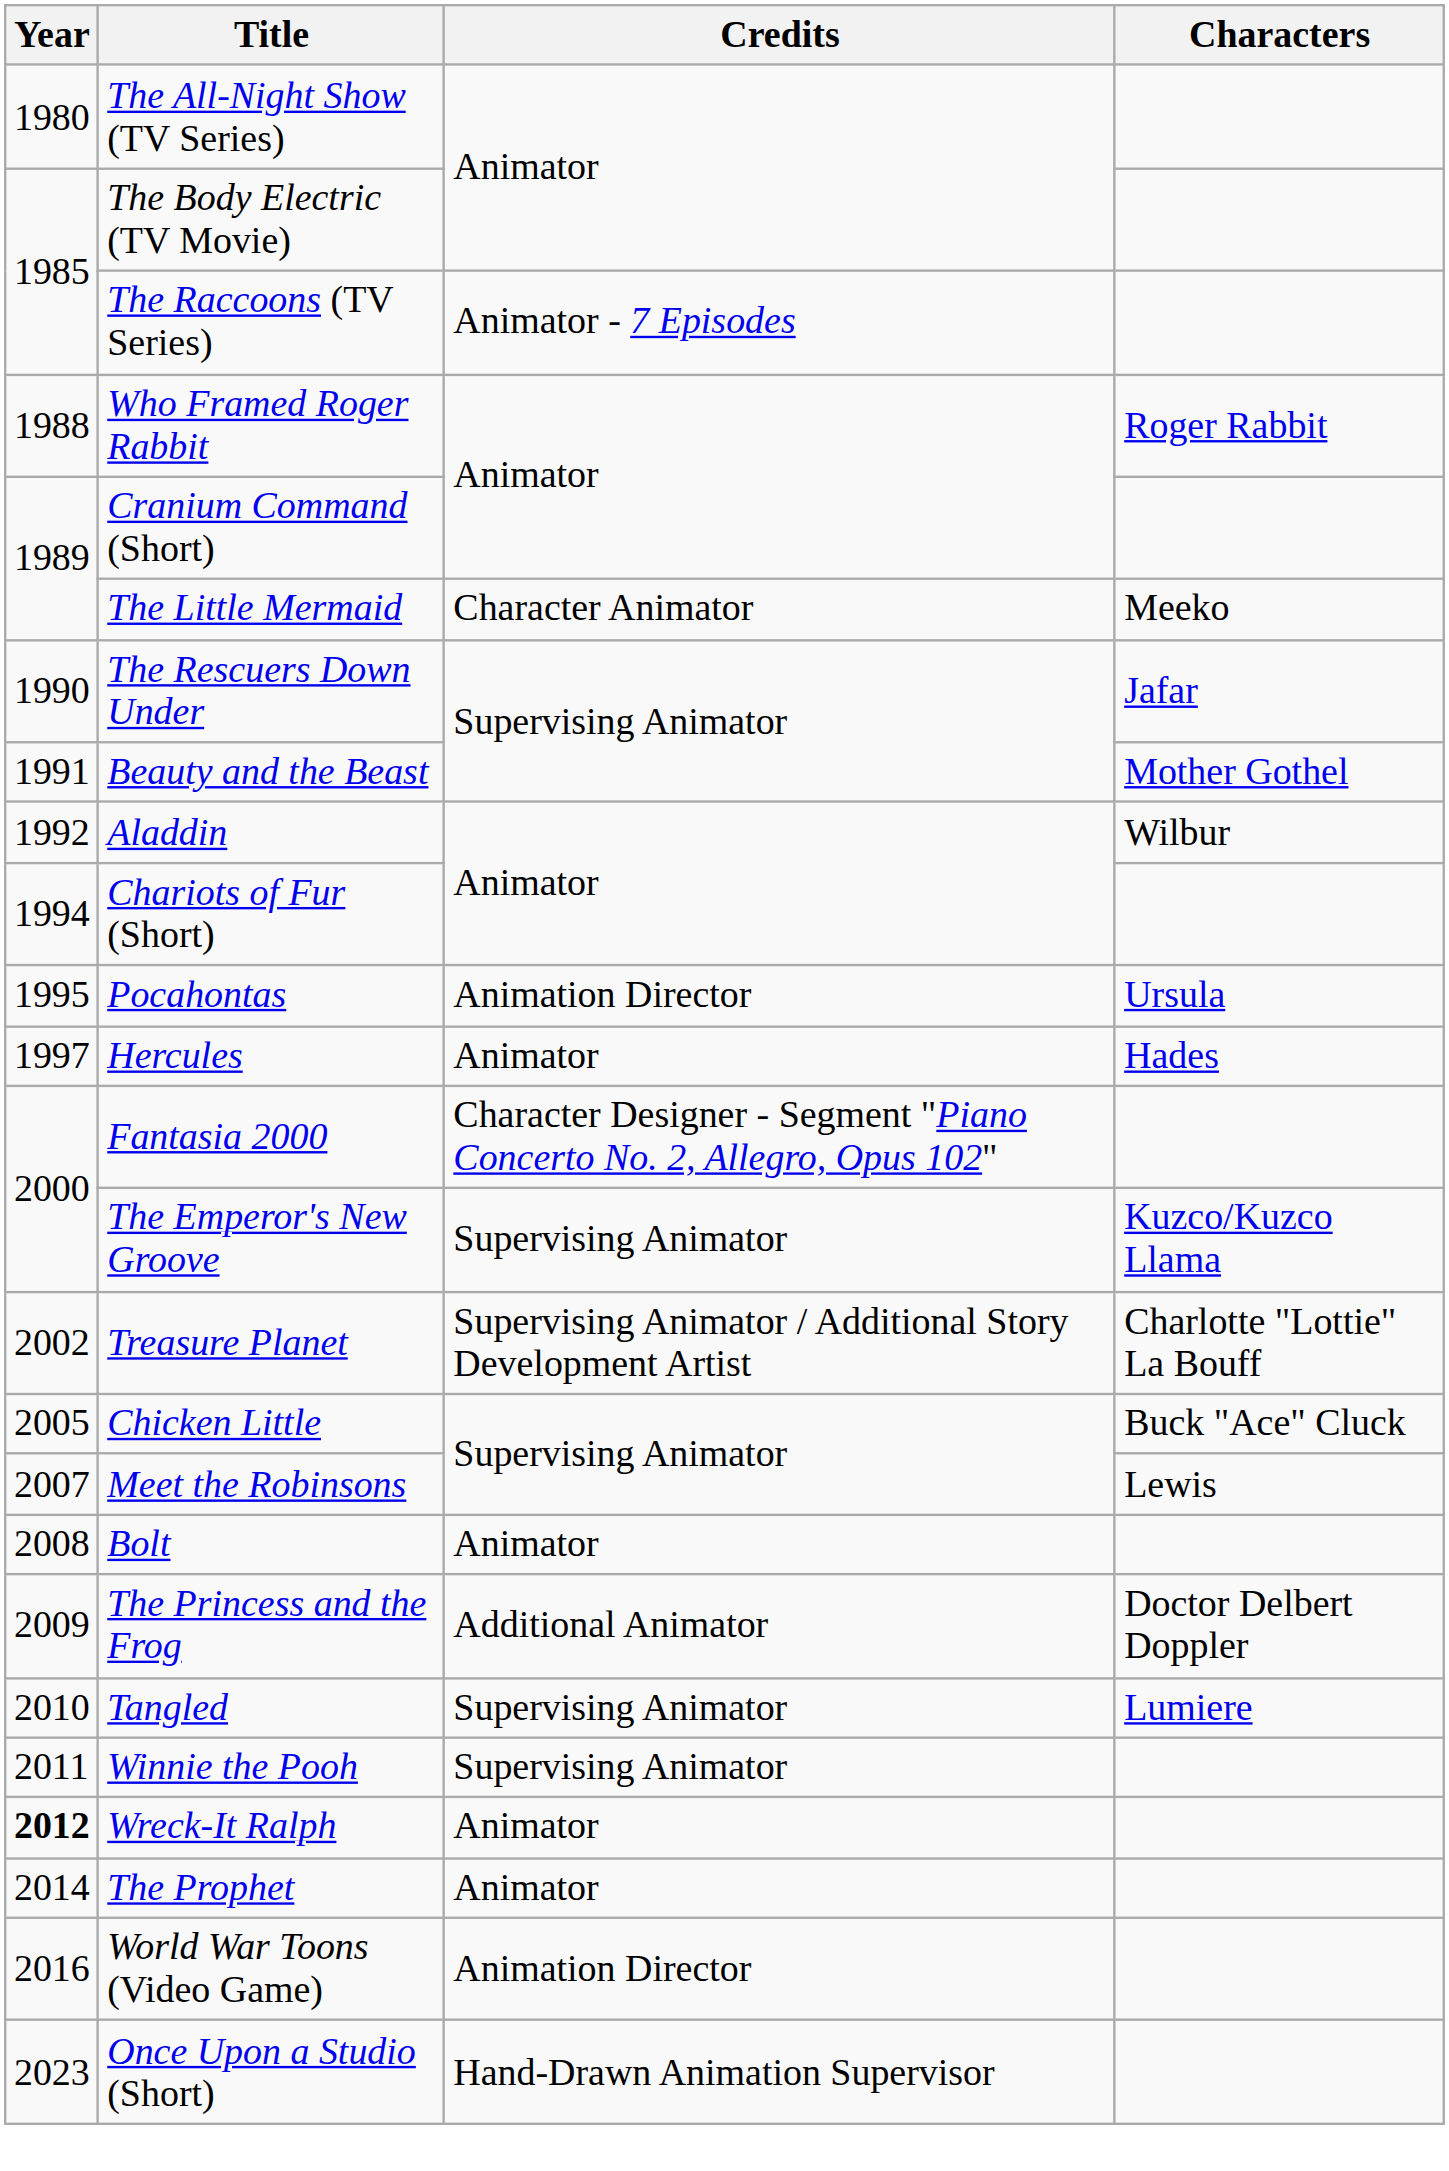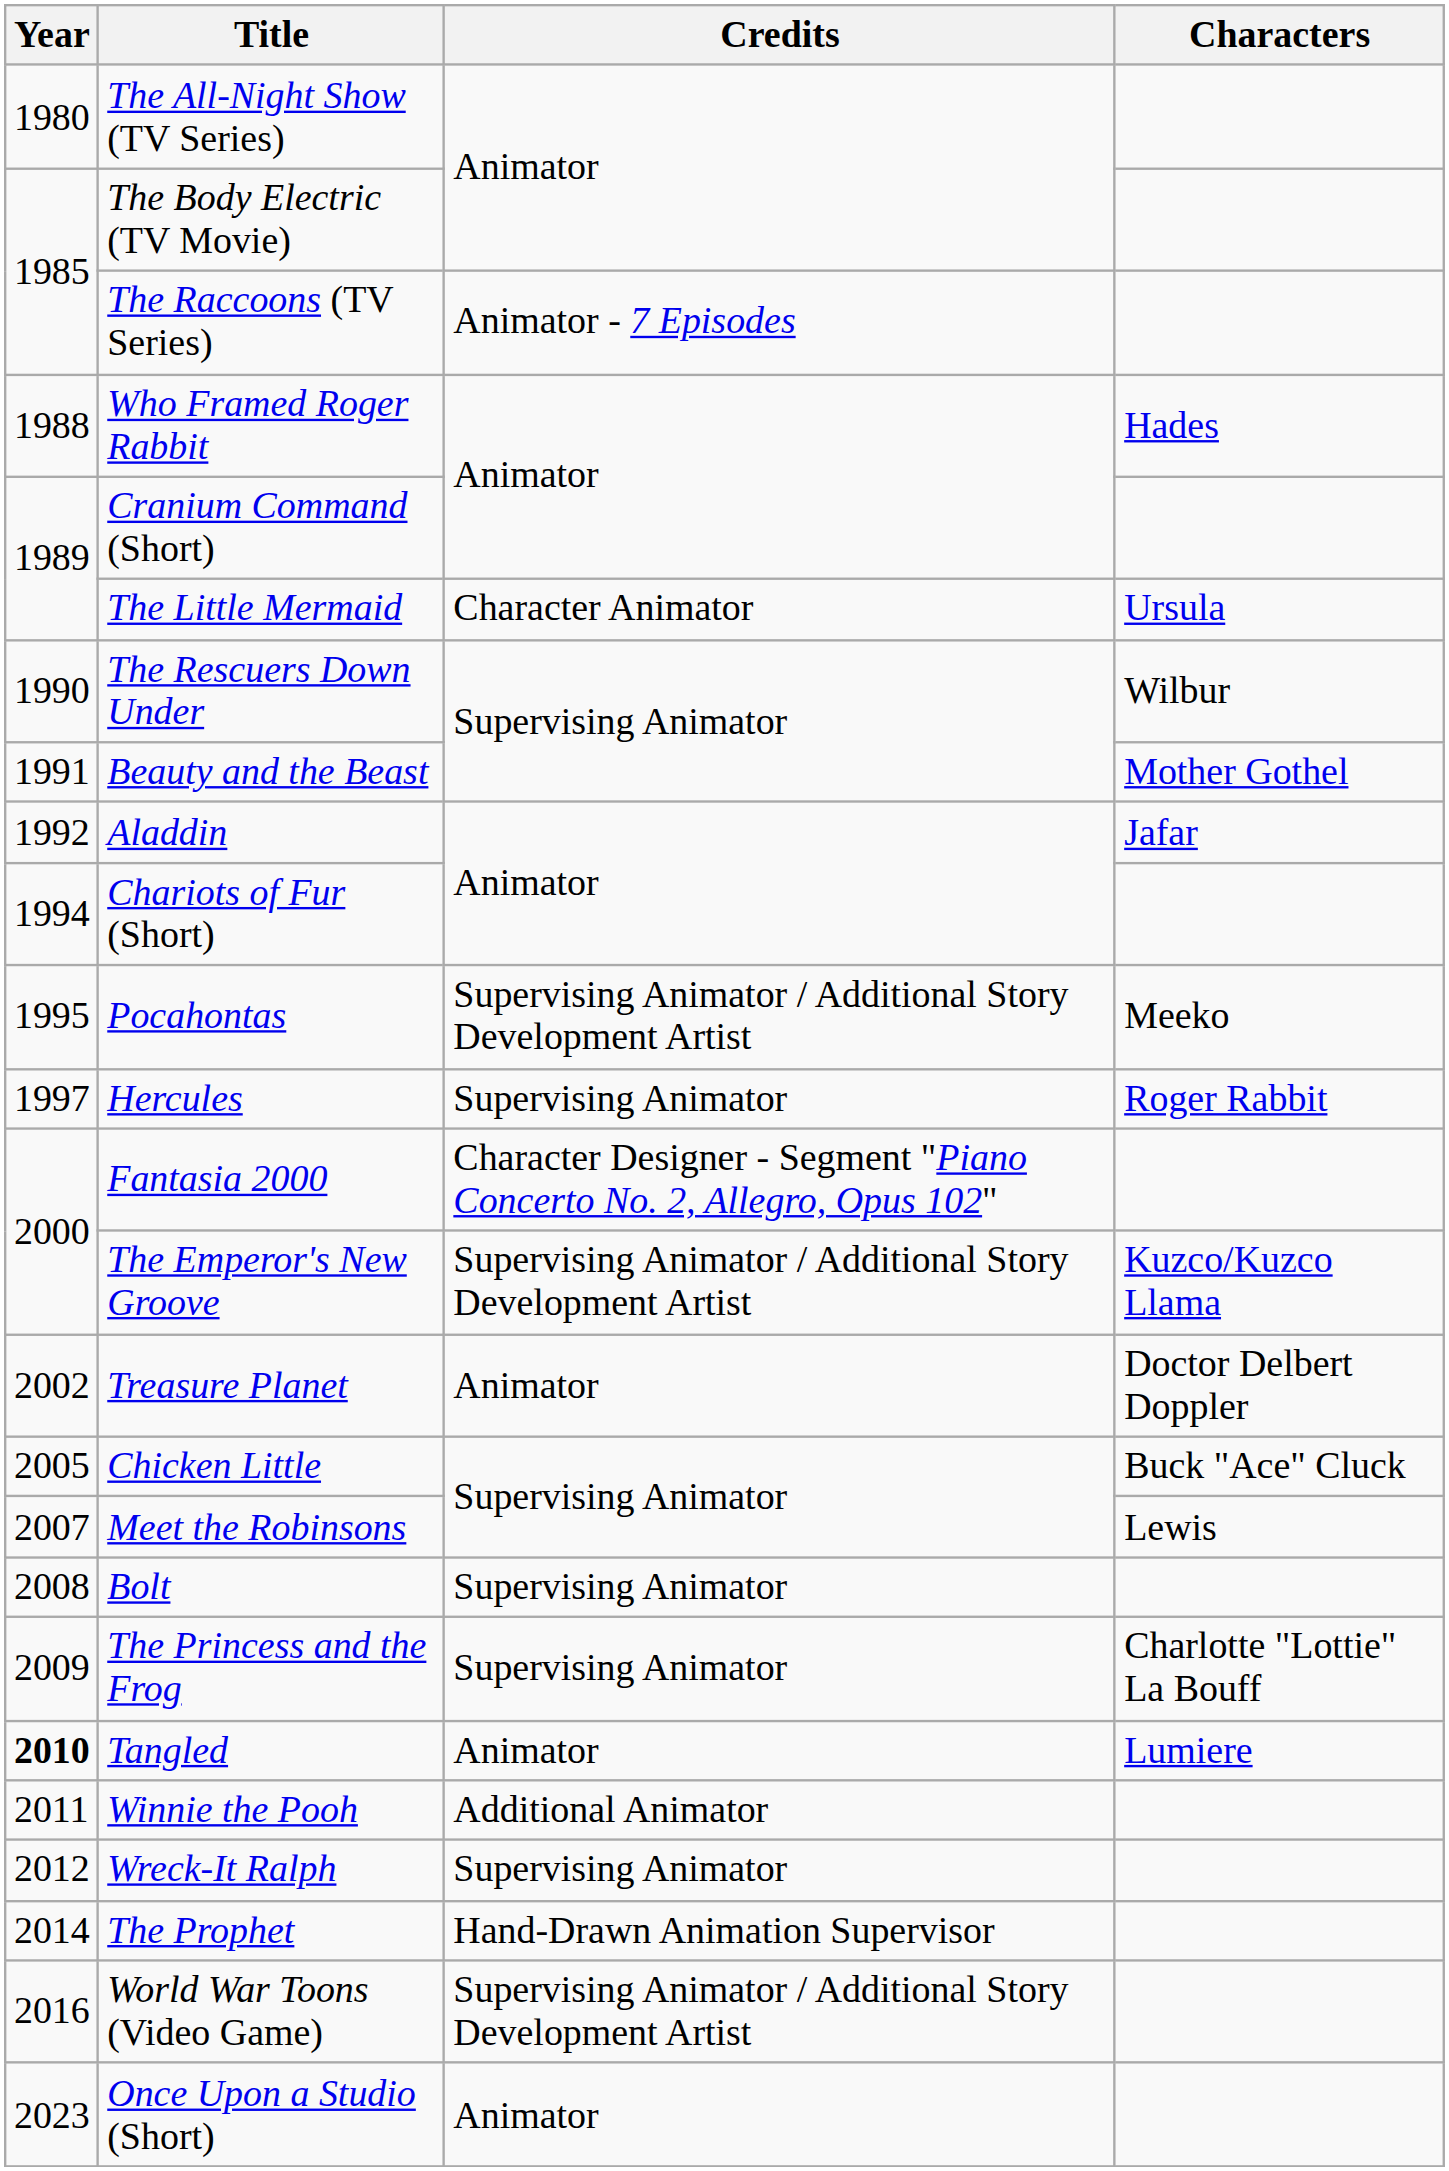(1226, 424) Roger Rabbit -> (1172, 424) Hades
(1177, 608) Meeko -> (1175, 608) Ursula
(1161, 690) Jafar -> (1177, 690) Wilbur
(1177, 831) Wilbur -> (1161, 831) Jafar
(602, 994) Animation Director -> (761, 1016) Supervising Animator / Additional Story Development Artist
(1175, 994) Ursula -> (1177, 1016) Meeko
(526, 1054) Animator -> (620, 1097) Supervising Animator
(1172, 1054) Hades -> (1226, 1097) Roger Rabbit
(620, 1239) Supervising Animator -> (761, 1281) Supervising Animator / Additional Story Development Artist
(761, 1341) Supervising Animator / Additional Story Development Artist -> (526, 1384) Animator
(1260, 1341) Charlotte "Lottie" La Bouff -> (1238, 1384) Doctor Delbert Doppler
(526, 1543) Animator -> (620, 1586) Supervising Animator
(611, 1625) Additional Animator -> (620, 1667) Supervising Animator
(1238, 1625) Doctor Delbert Doppler -> (1260, 1667) Charlotte "Lottie" La Bouff
(52, 1706) normal -> (52, 1749) bold
(620, 1706) Supervising Animator -> (526, 1749) Animator
(620, 1766) Supervising Animator -> (611, 1809) Additional Animator
(52, 1826) bold -> (52, 1869) normal
(526, 1826) Animator -> (620, 1869) Supervising Animator
(526, 1887) Animator -> (724, 1929) Hand-Drawn Animation Supervisor
(602, 1968) Animation Director -> (761, 2011) Supervising Animator / Additional Story Development Artist
(724, 2071) Hand-Drawn Animation Supervisor -> (526, 2113) Animator
